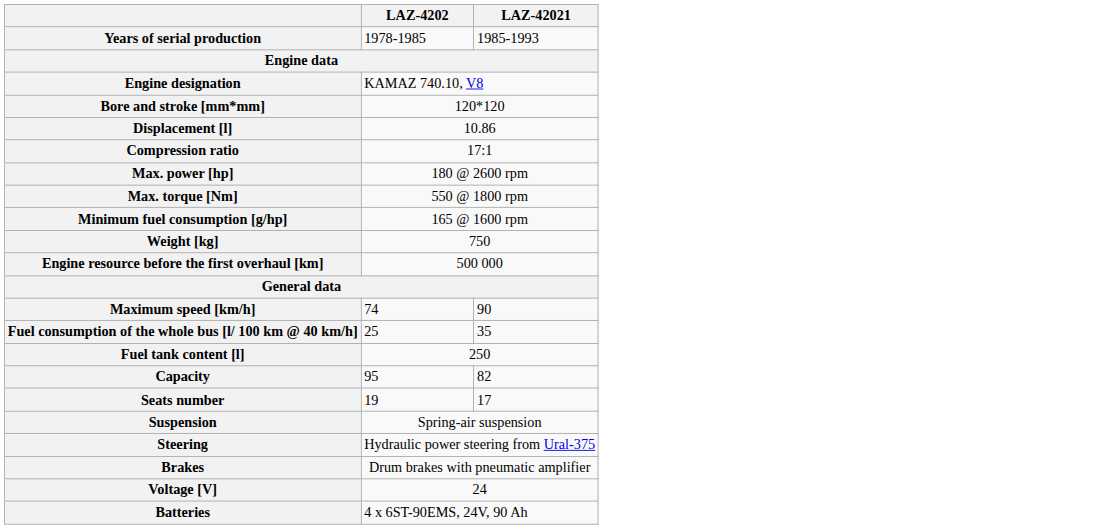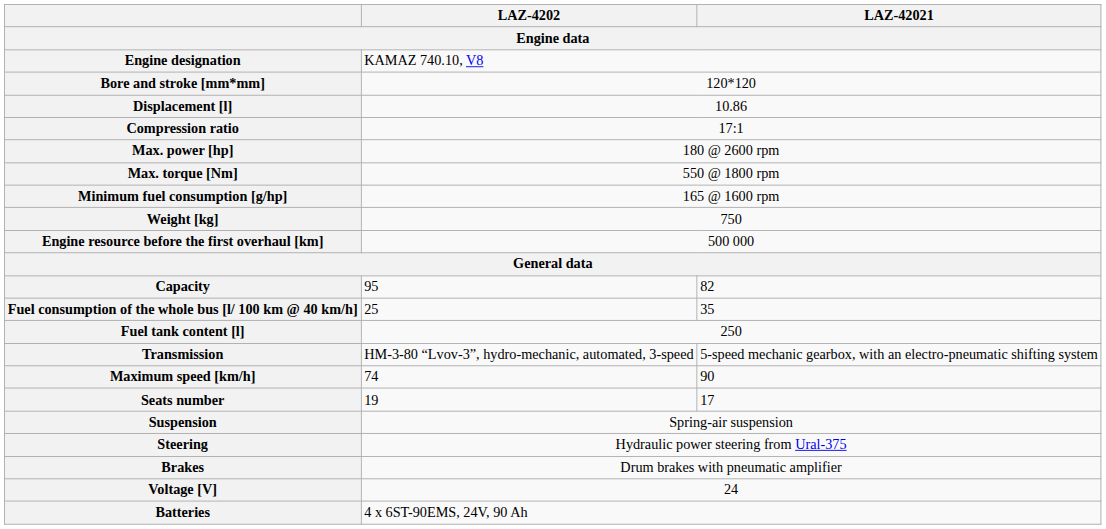- row: (183, 38)
rows swapped: (183, 309) <-> (183, 377)
+ row: (183, 354)
